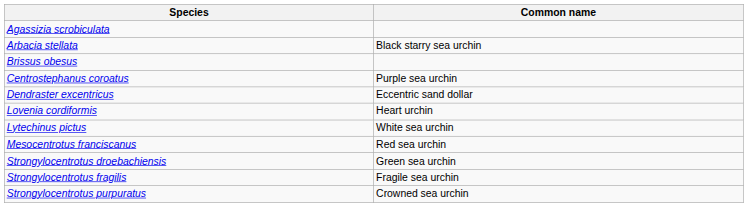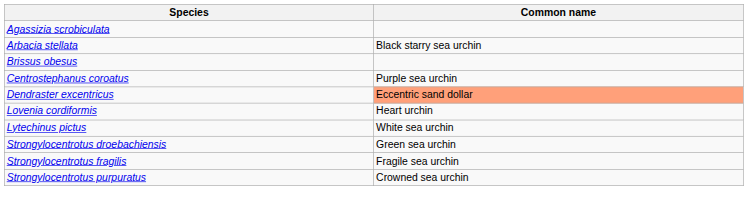(424, 95) no background -> (424, 95) lightsalmon background
- row: (71, 144)
